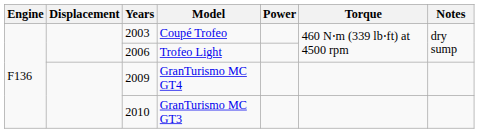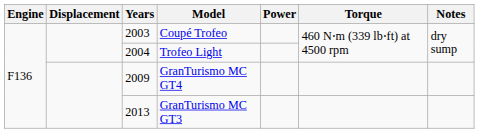(137, 52) 2006 -> (137, 52) 2004
(137, 111) 2010 -> (137, 111) 2013
